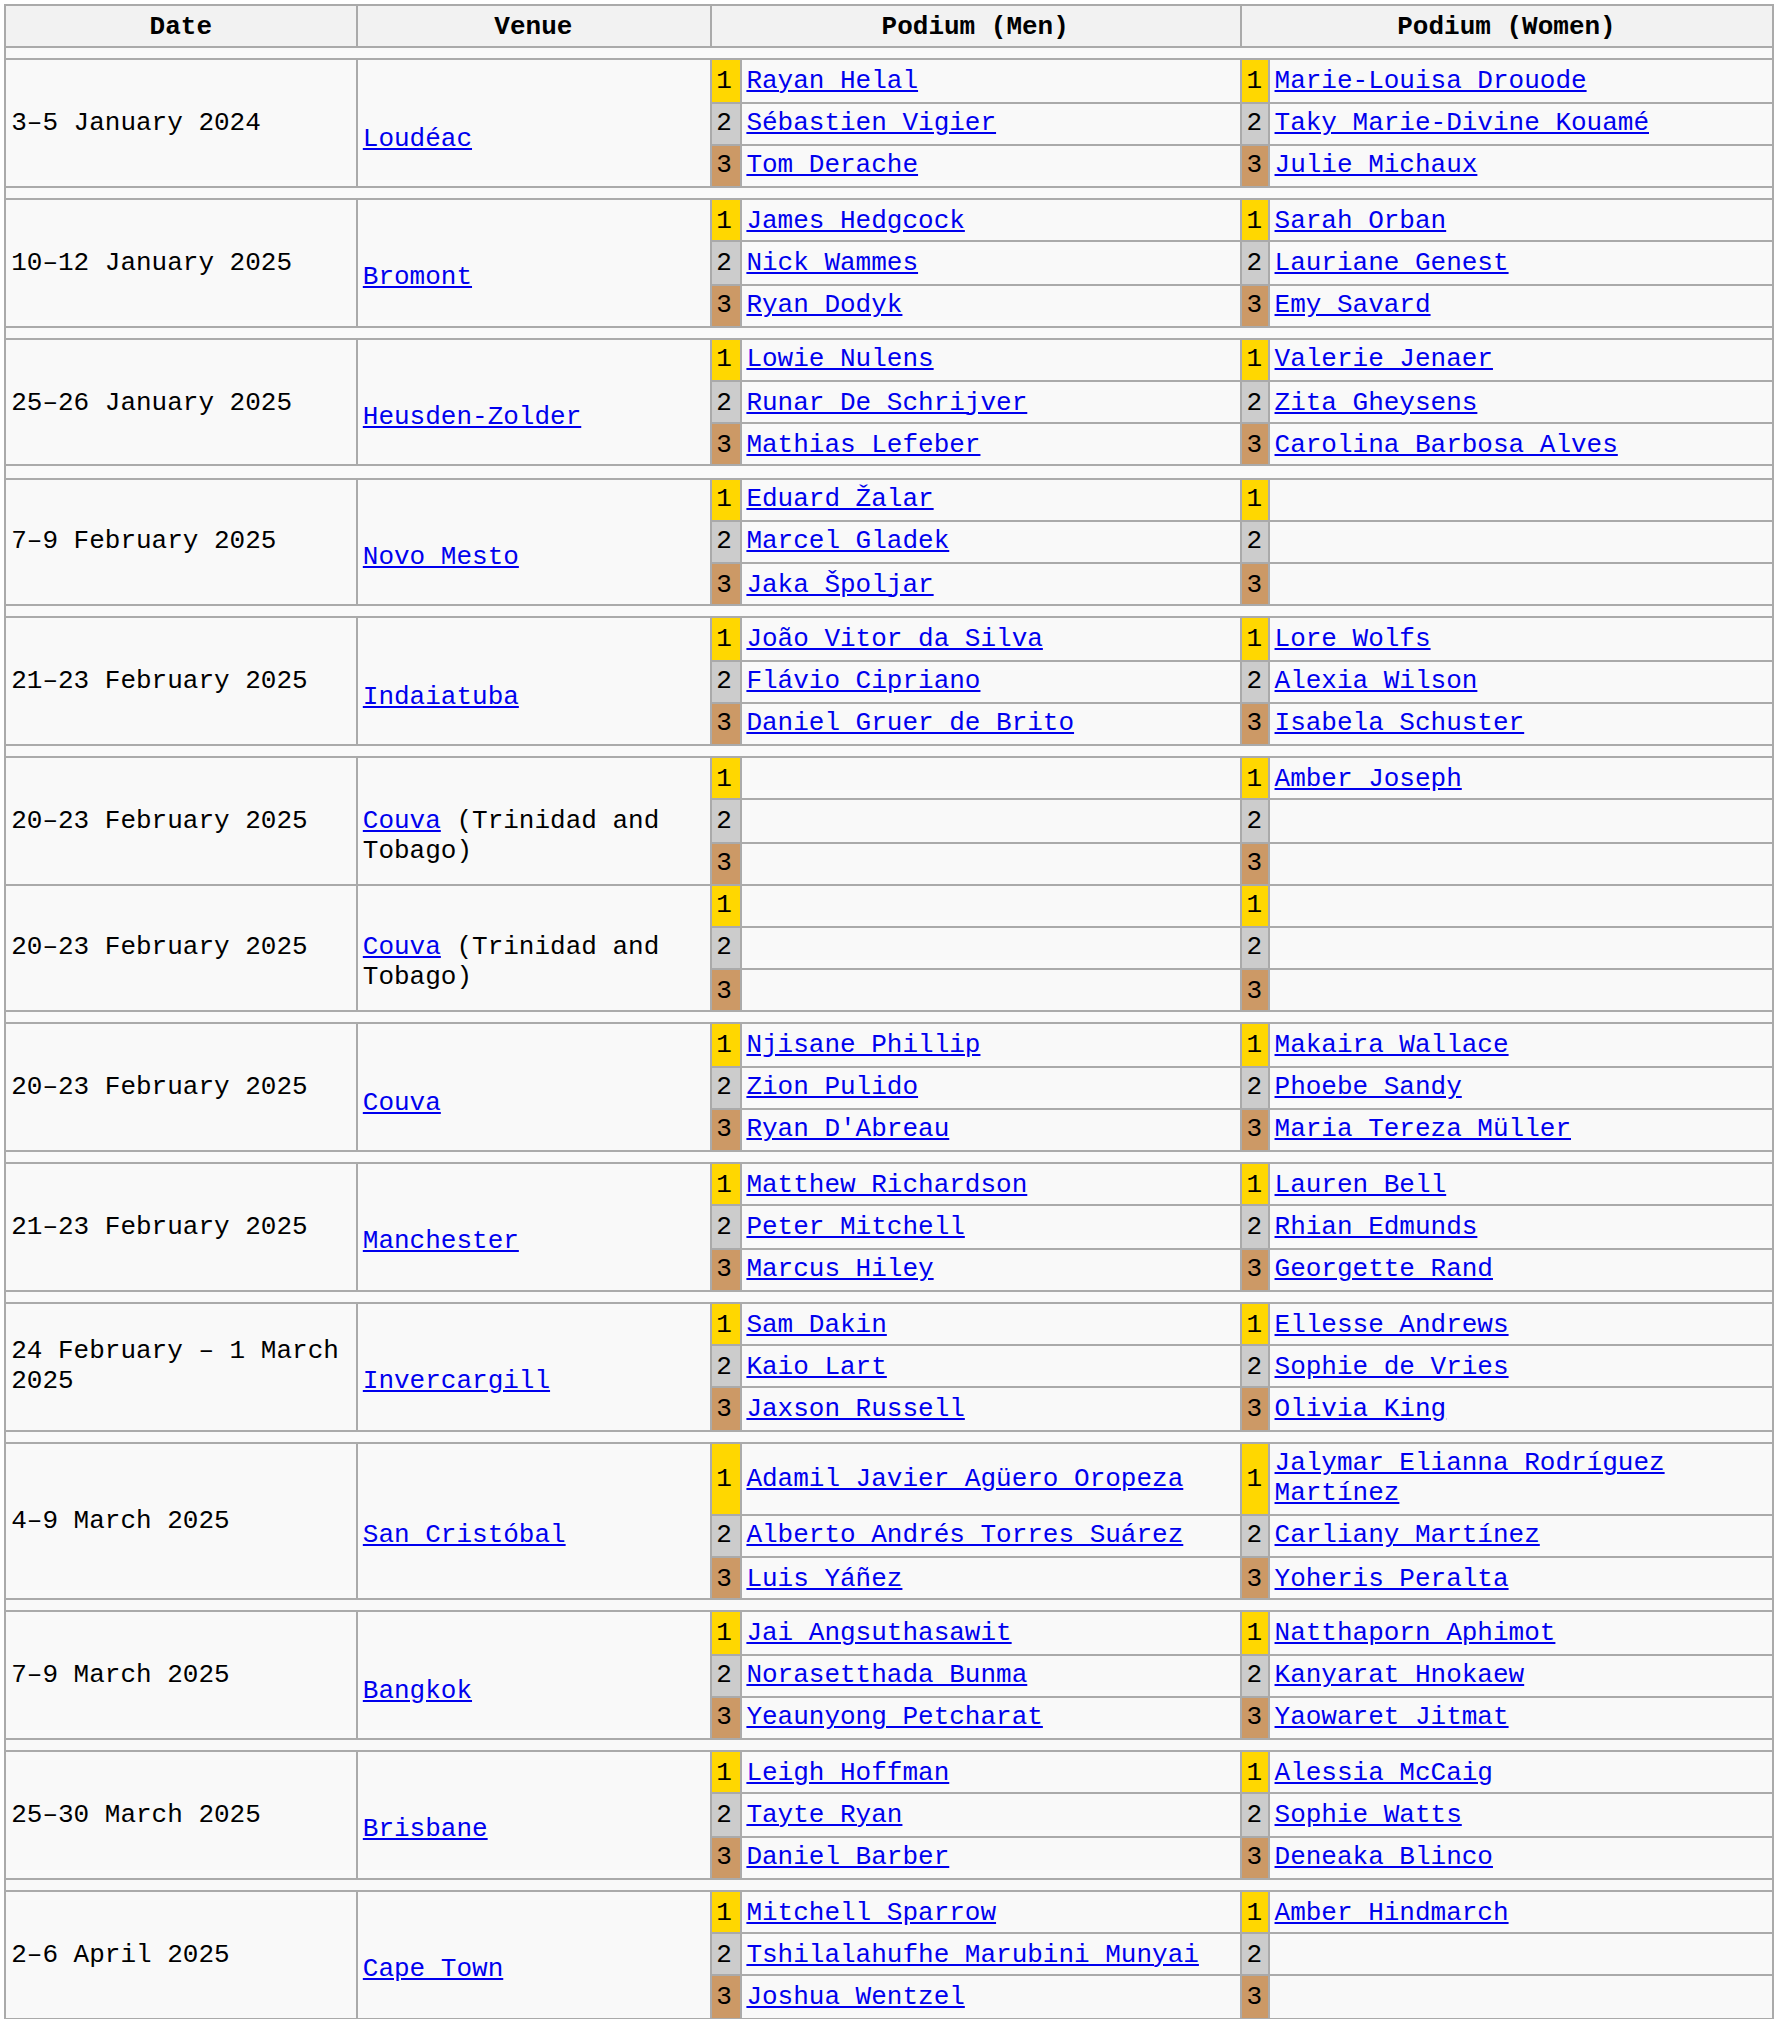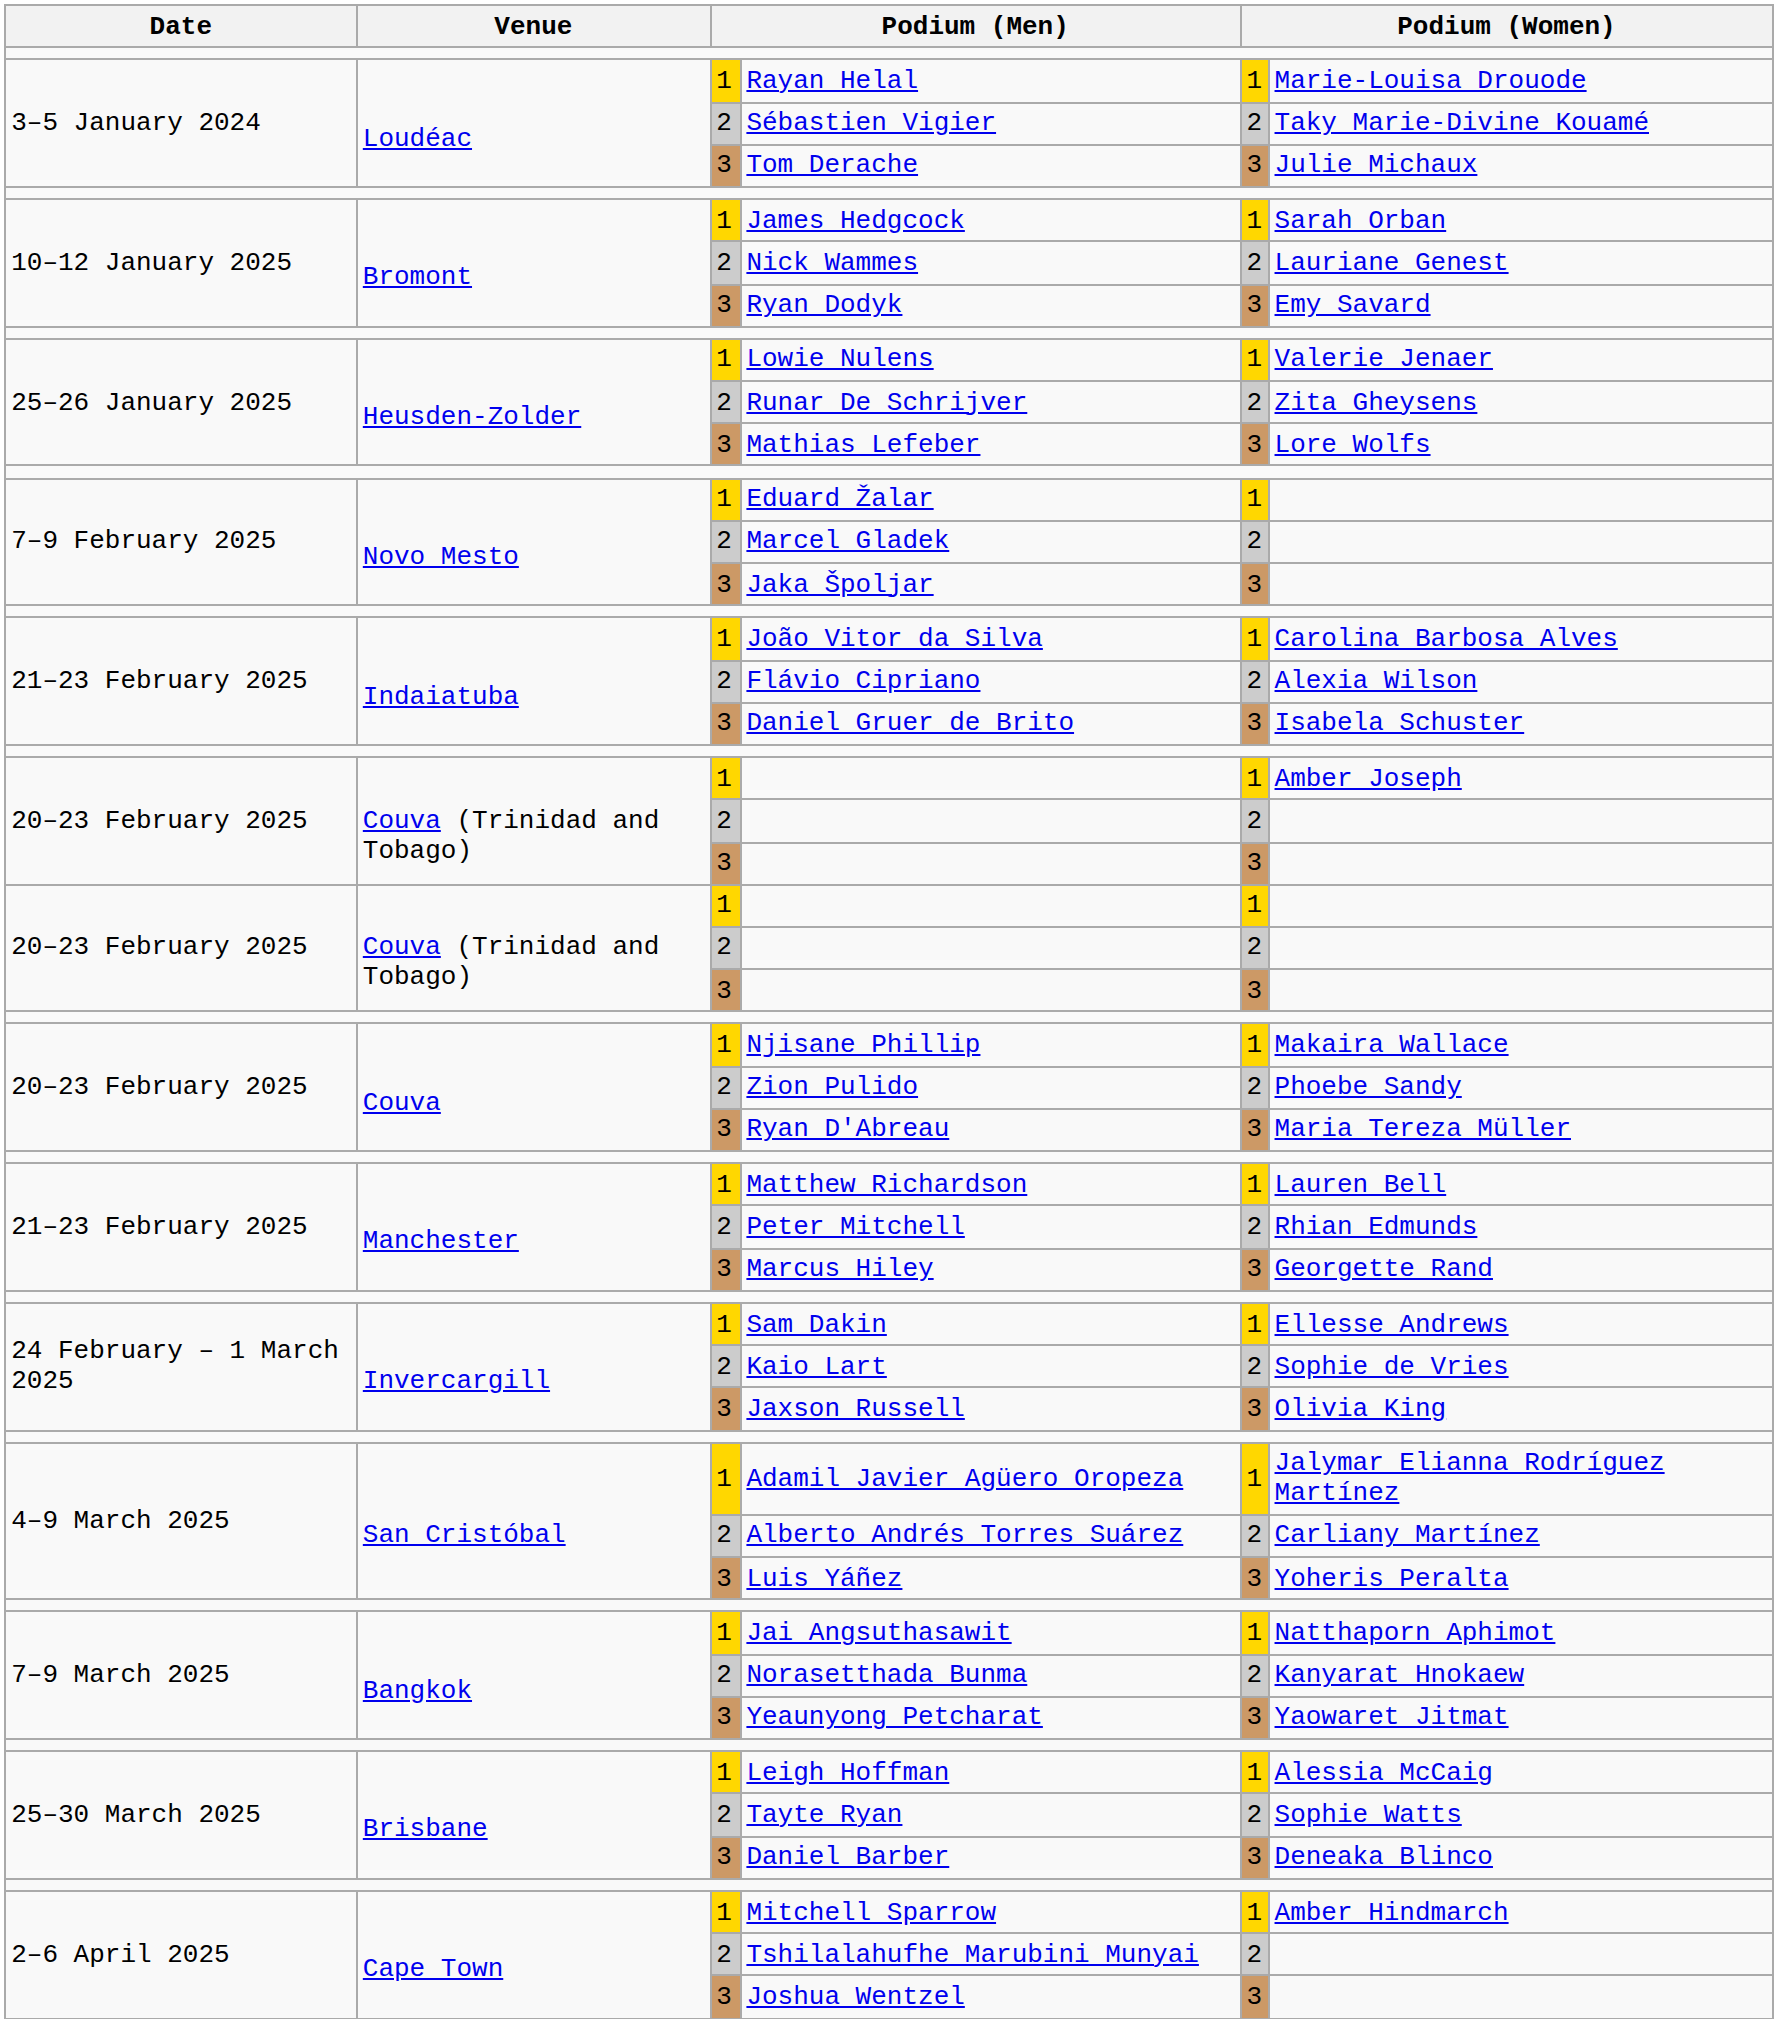(1446, 445) Carolina Barbosa Alves -> (1353, 445) Lore Wolfs
(1353, 639) Lore Wolfs -> (1446, 639) Carolina Barbosa Alves
